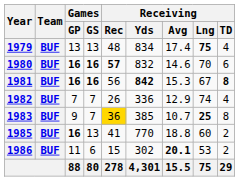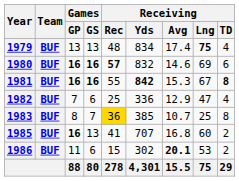(205, 64) 70 -> (205, 64) 69
(114, 82) 56 -> (114, 82) 55
(93, 99) 7 -> (93, 99) 6
(114, 99) 26 -> (114, 99) 25
(205, 99) 74 -> (205, 99) 47
(74, 116) 9 -> (74, 116) 8
(205, 116) bold -> (205, 116) normal
(144, 133) 770 -> (144, 133) 707
(178, 133) 18.8 -> (178, 133) 16.8
